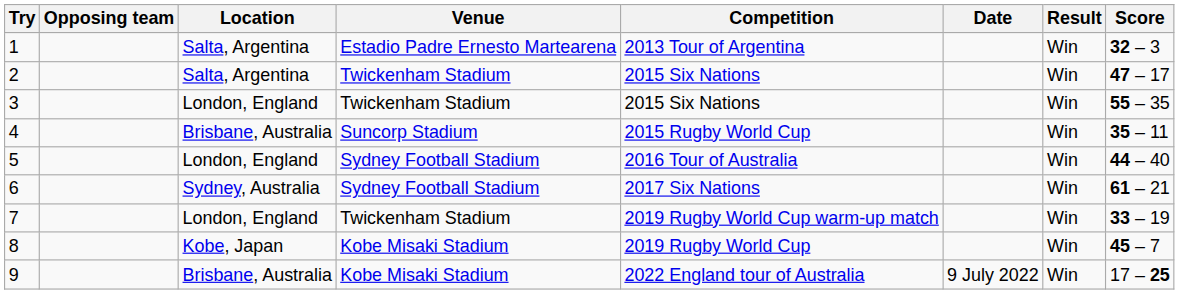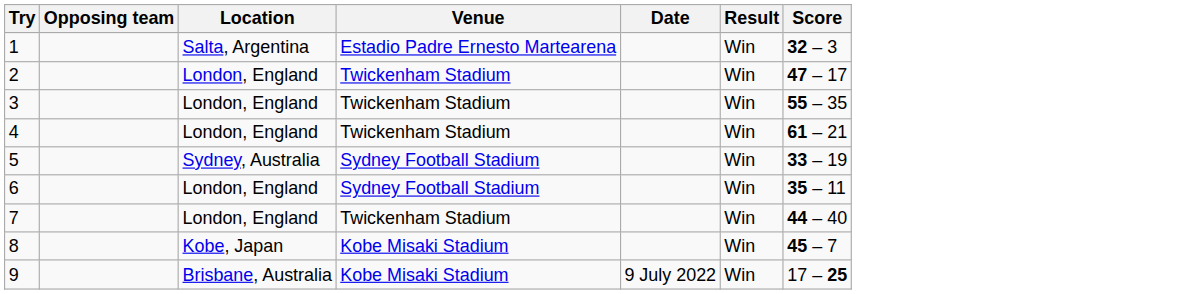- column: (782, 18)
(246, 75) Salta, Argentina -> (250, 75) London, England
(257, 132) Brisbane, Australia -> (250, 132) London, England
(409, 132) Suncorp Stadium -> (425, 132) Twickenham Stadium
(1139, 132) 35 – 11 -> (817, 132) 61 – 21
(250, 160) London, England -> (251, 160) Sydney, Australia
(1140, 160) 44 – 40 -> (817, 160) 33 – 19
(251, 189) Sydney, Australia -> (250, 189) London, England
(1140, 189) 61 – 21 -> (817, 189) 35 – 11
(1140, 217) 33 – 19 -> (817, 217) 44 – 40
